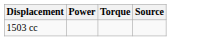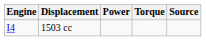+ column: (21, 12)
